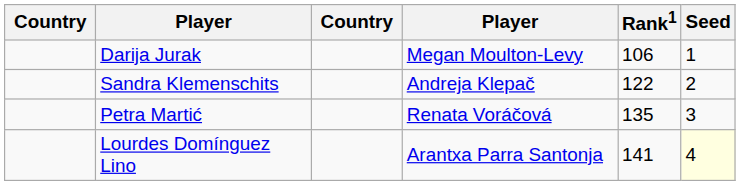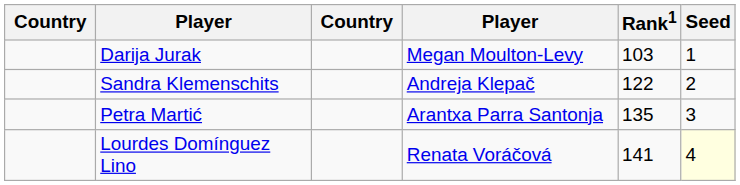(638, 54) 106 -> (638, 54) 103
(479, 114) Renata Voráčová -> (505, 114) Arantxa Parra Santonja
(505, 154) Arantxa Parra Santonja -> (479, 154) Renata Voráčová
